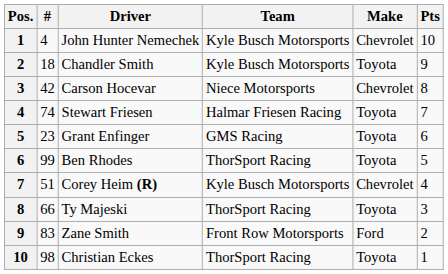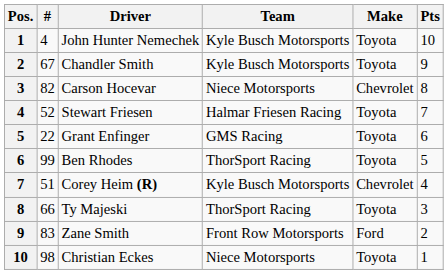(385, 40) Chevrolet -> (376, 40) Toyota
(47, 64) 18 -> (47, 64) 67
(47, 88) 42 -> (47, 88) 82
(47, 112) 74 -> (47, 112) 52
(47, 137) 23 -> (47, 137) 22
(258, 257) ThorSport Racing -> (260, 257) Niece Motorsports
